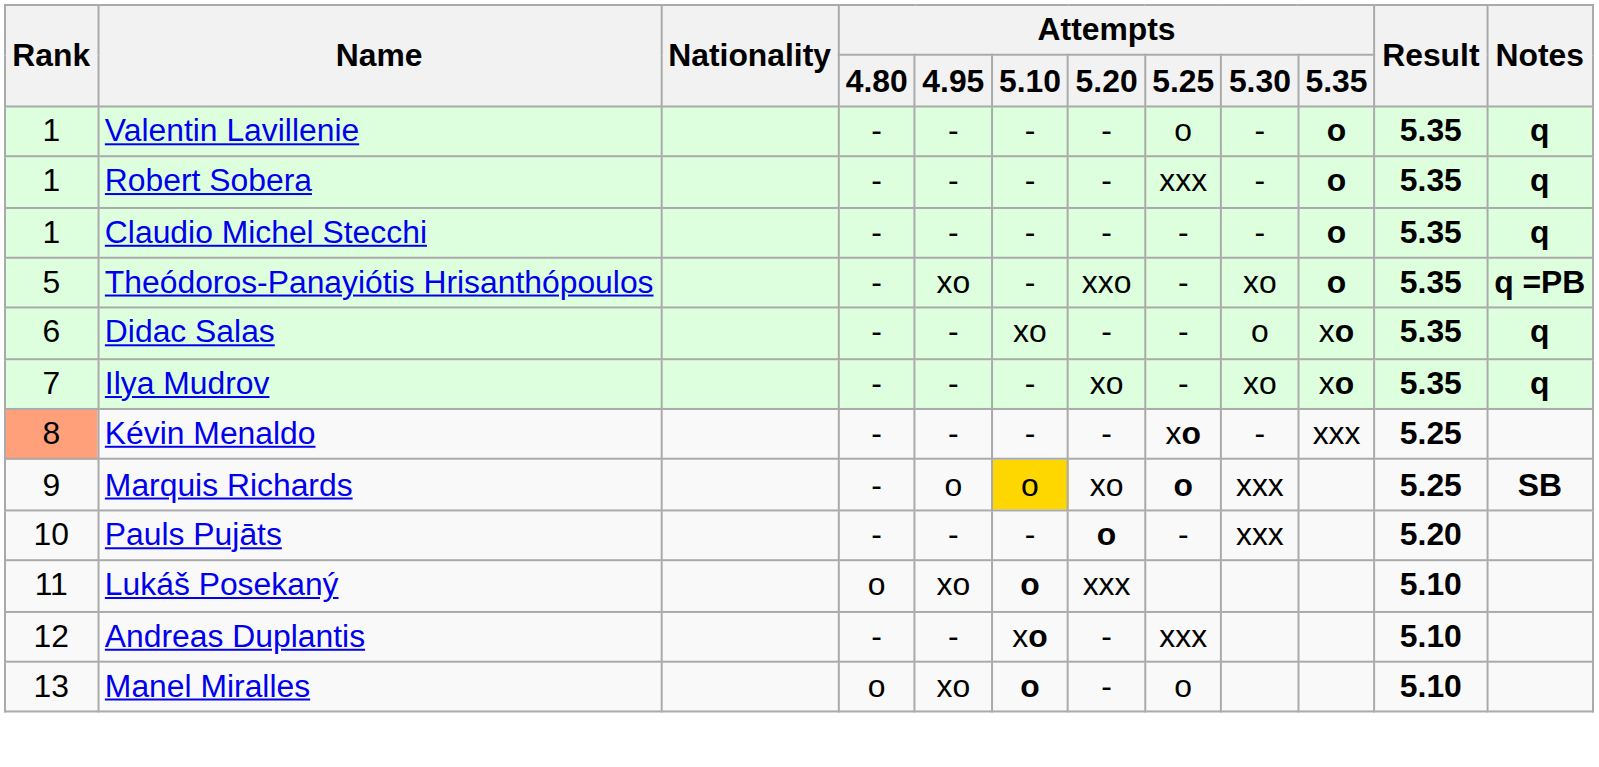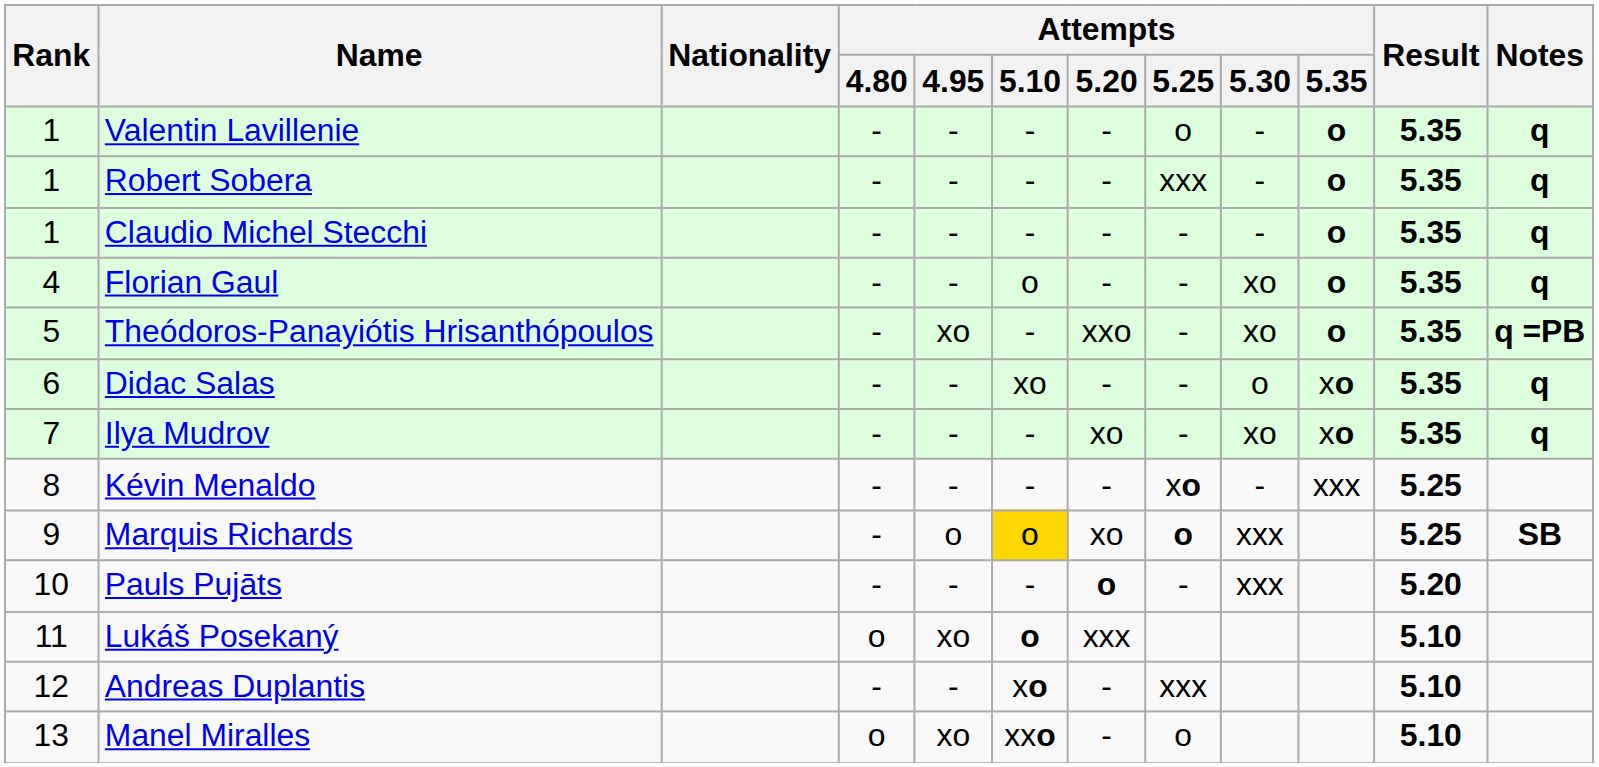+ row: (192, 282)
(51, 433) lightsalmon background -> (51, 484) no background
(1030, 686) o -> (1030, 736) xxo
